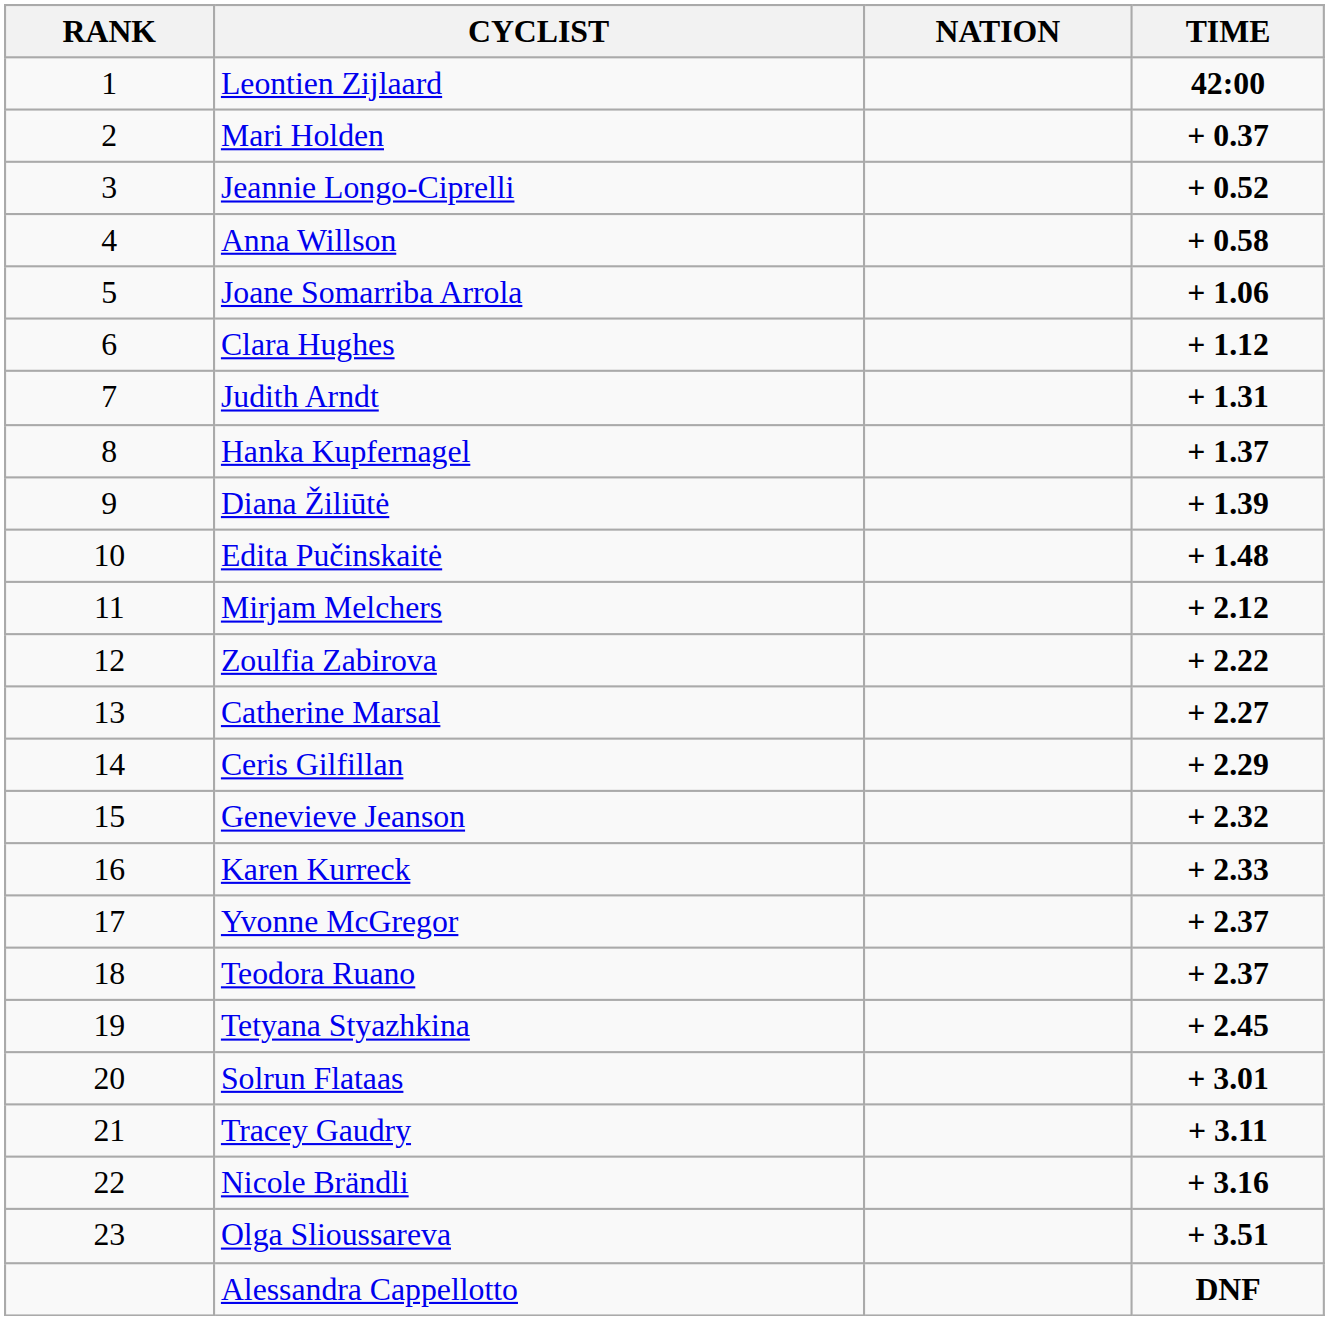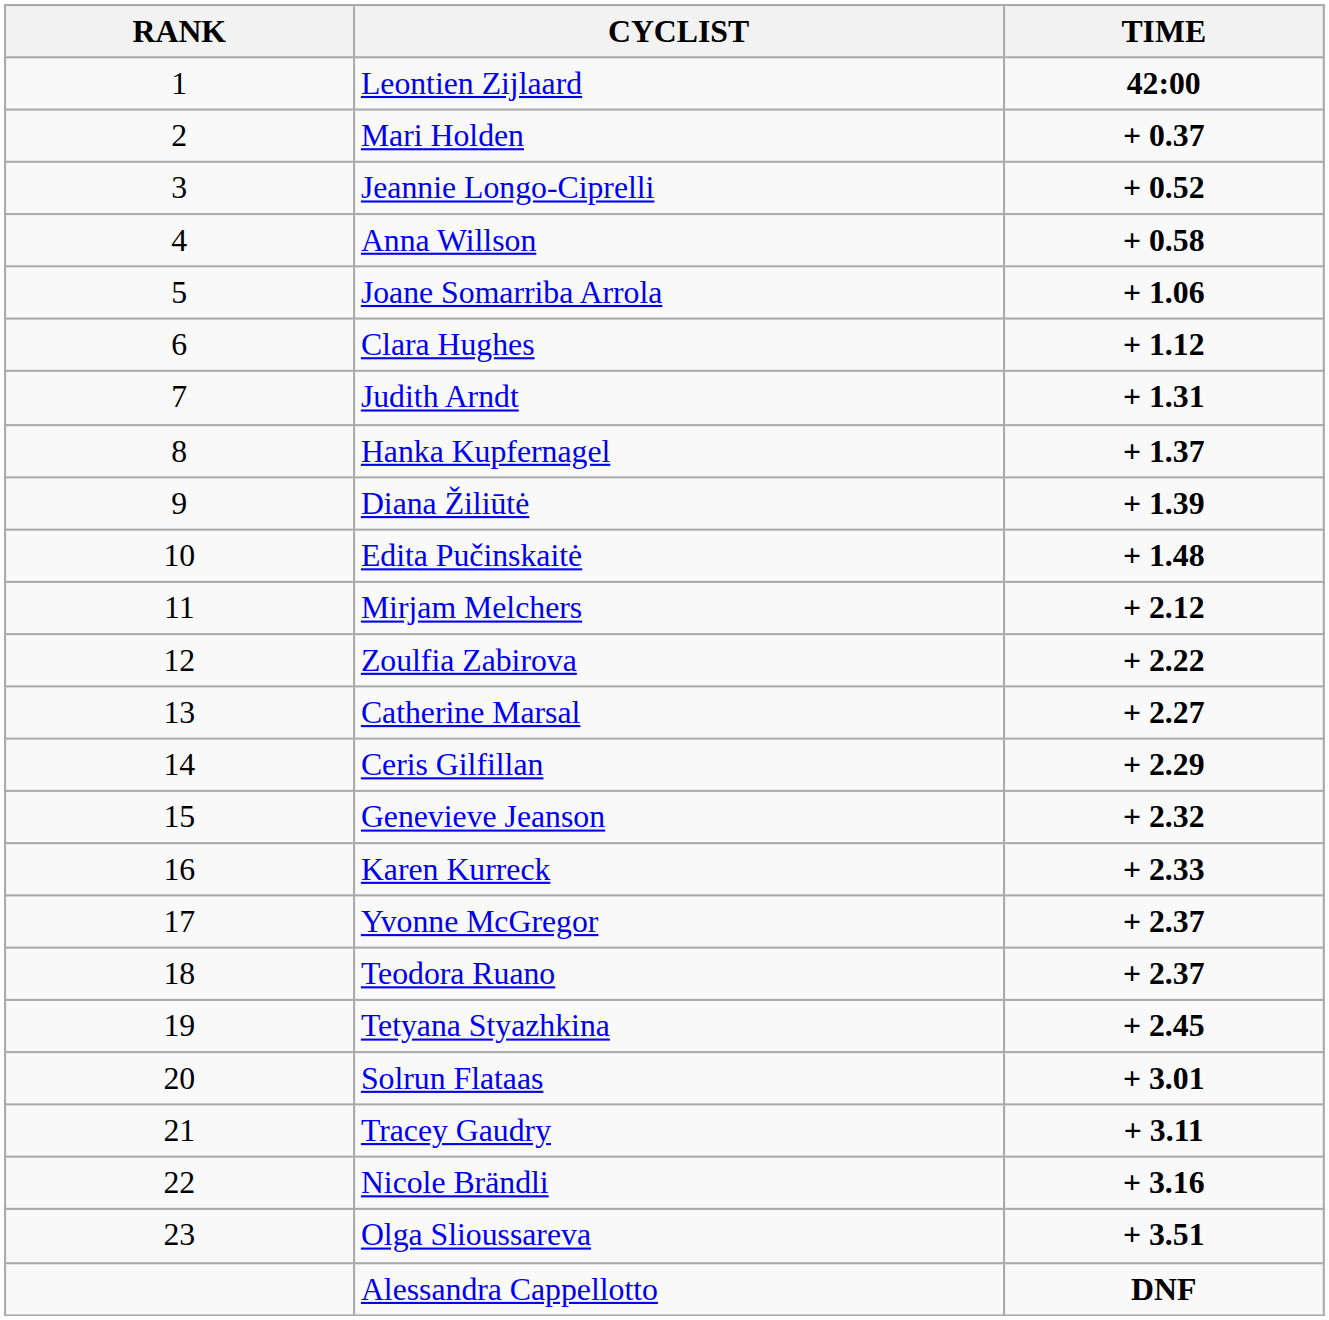- column: (998, 30)
